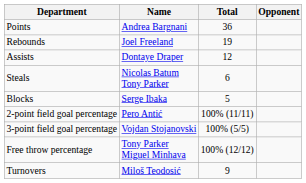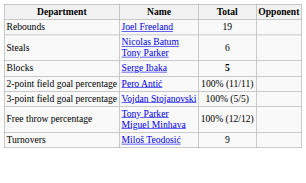- row: (19, 27)
- row: (20, 57)
(227, 99) normal -> (227, 68) bold
